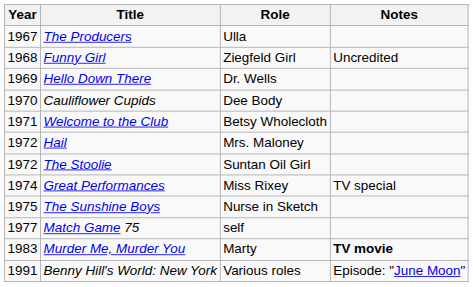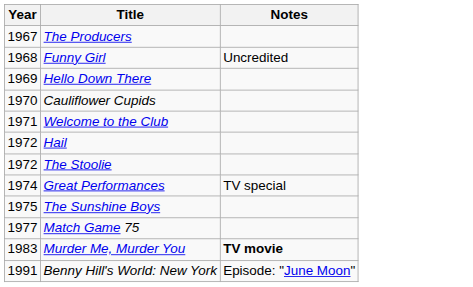- column: (275, 15)
